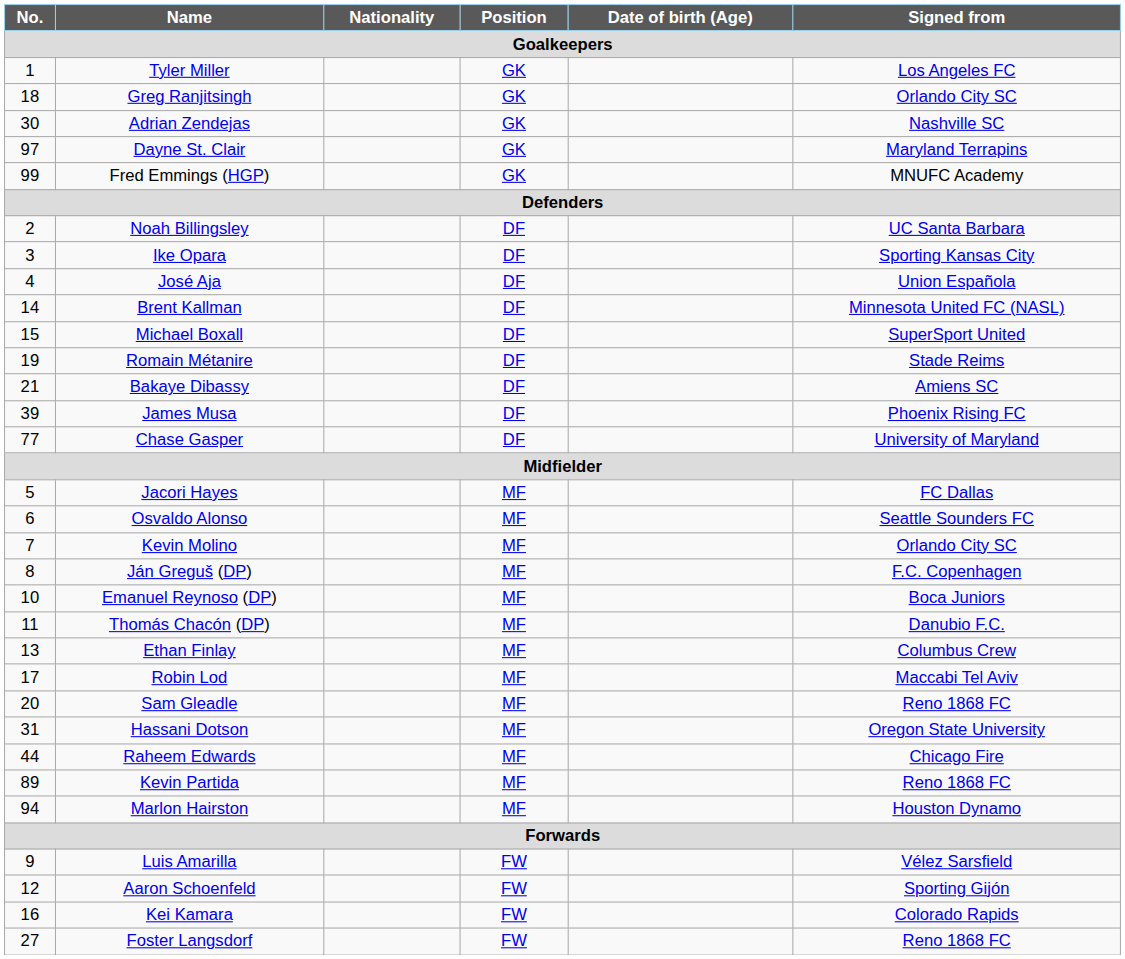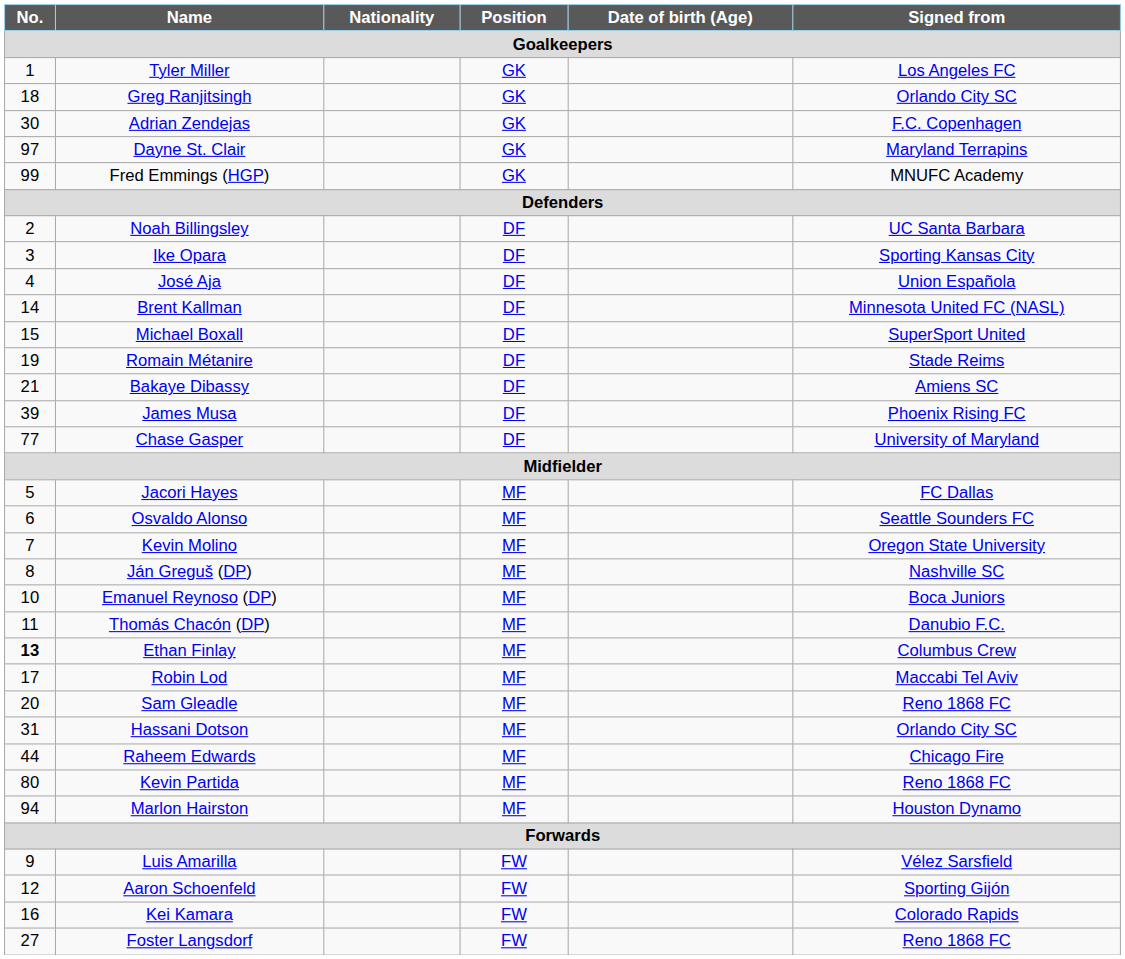(957, 123) Nashville SC -> (957, 123) F.C. Copenhagen
(957, 545) Orlando City SC -> (957, 545) Oregon State University
(957, 571) F.C. Copenhagen -> (957, 571) Nashville SC
(30, 651) normal -> (30, 651) bold
(957, 730) Oregon State University -> (957, 730) Orlando City SC
(30, 783) 89 -> (30, 783) 80
